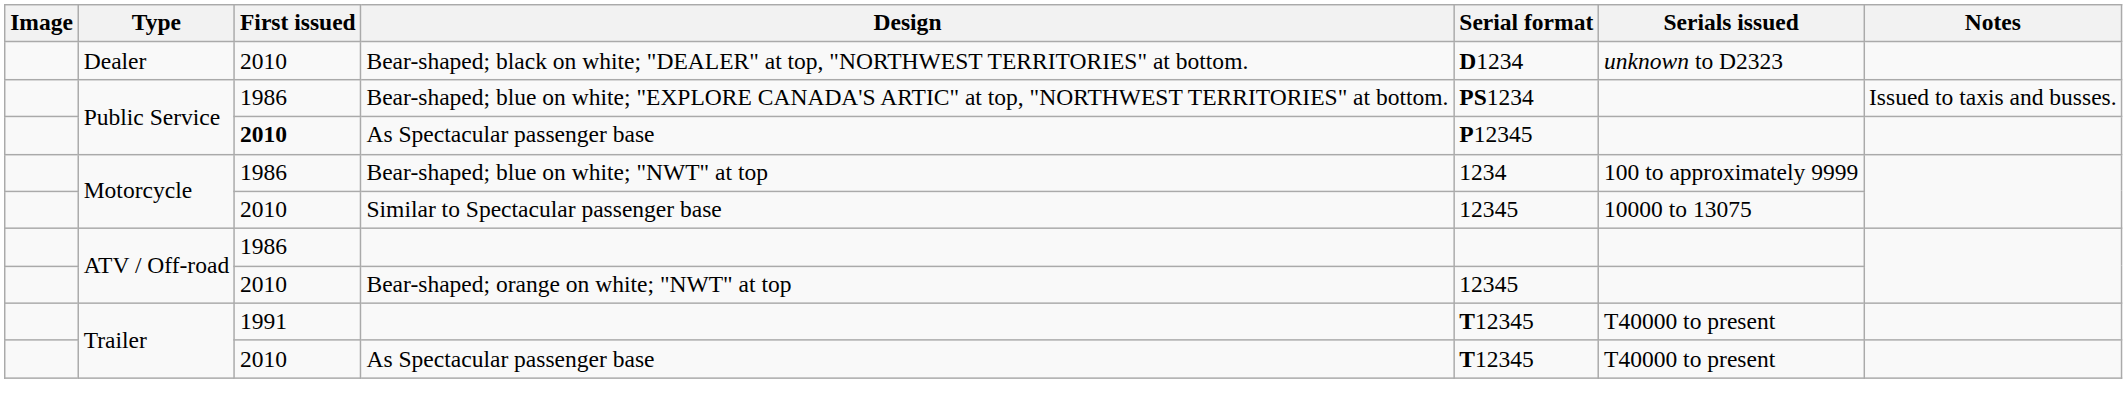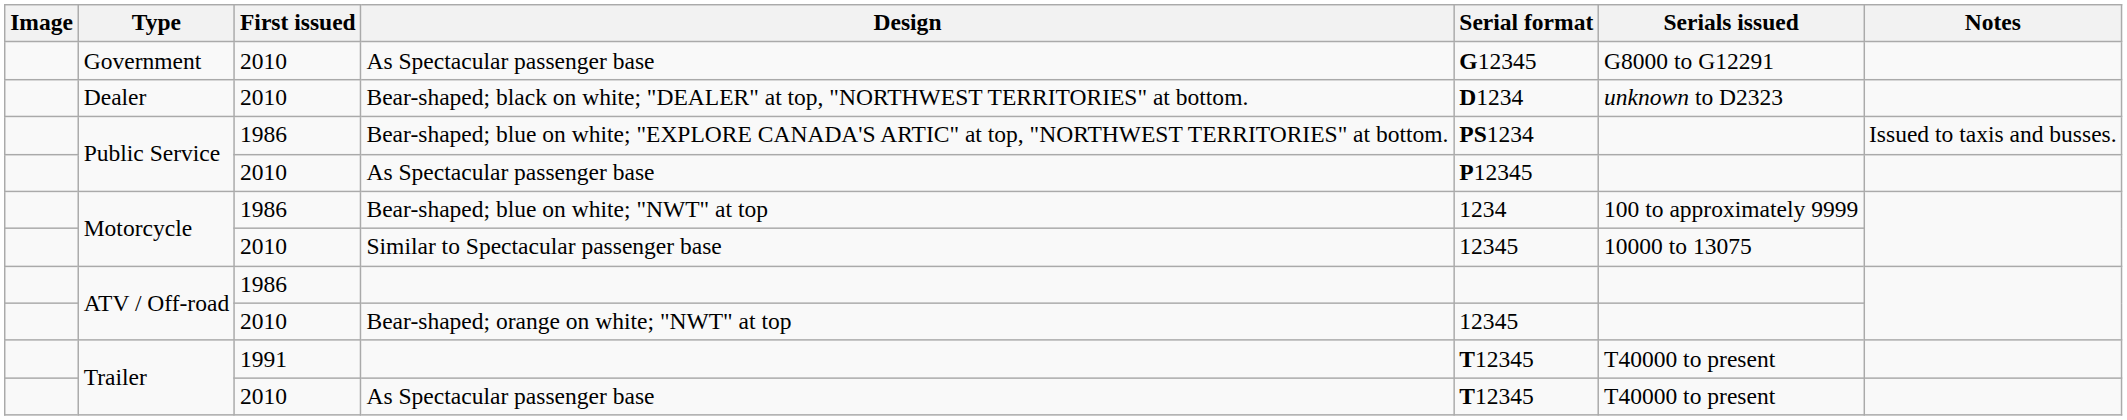+ row: (142, 60)
(264, 135) bold -> (264, 172) normal
